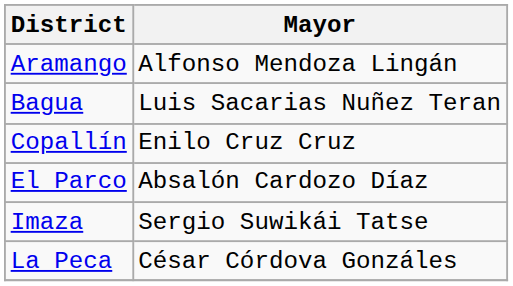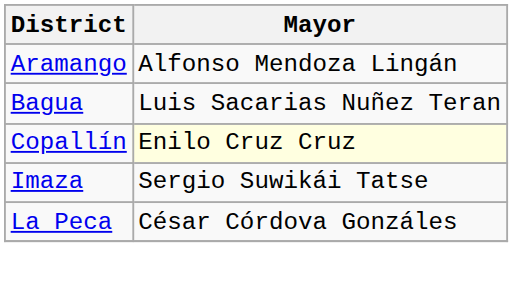(247, 143) no background -> (247, 143) lightyellow background
- row: (69, 182)
